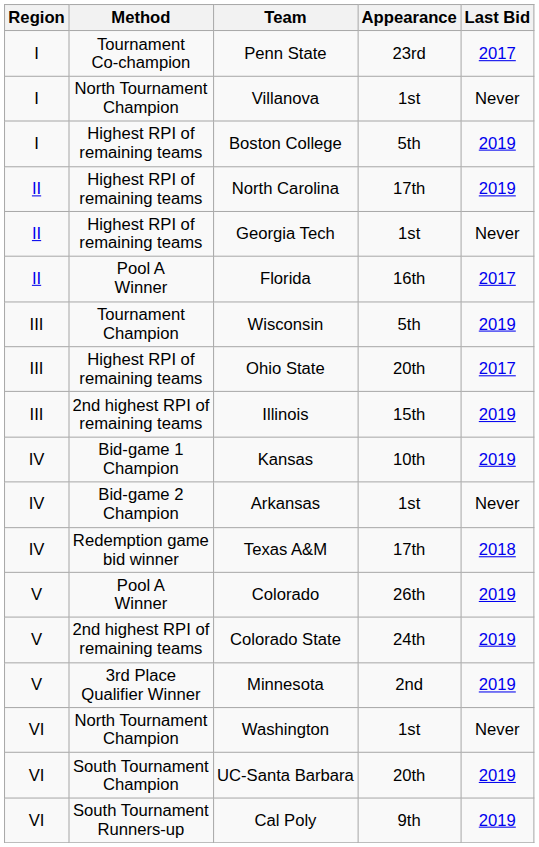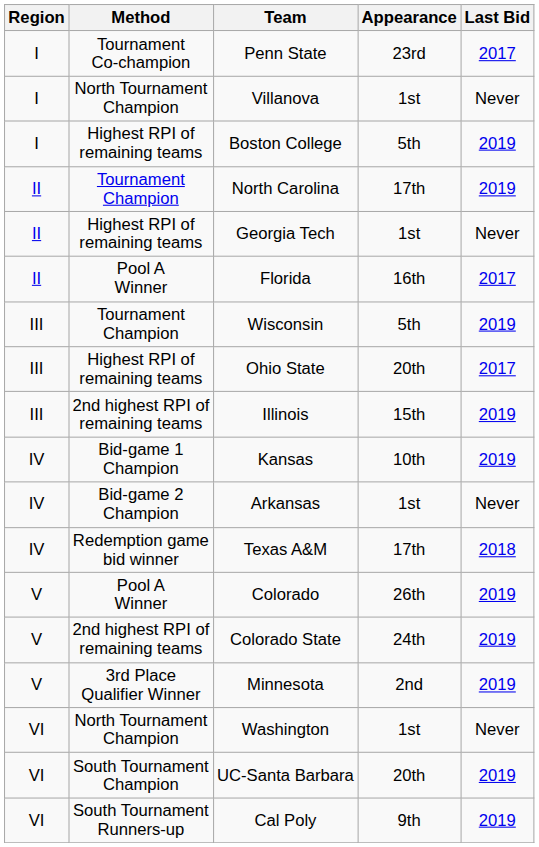(141, 188) Highest RPI of remaining teams -> (141, 188) Tournament Champion
